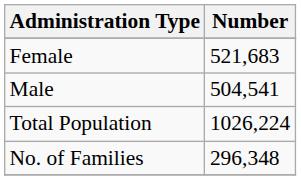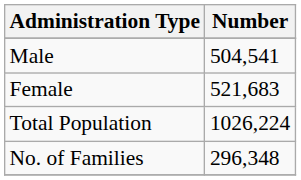rows swapped: (41, 55) <-> (32, 89)
